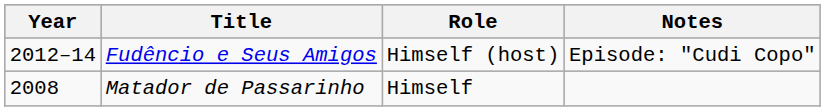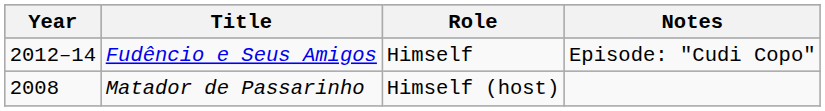(473, 55) Himself (host) -> (430, 55) Himself
(430, 88) Himself -> (473, 88) Himself (host)
